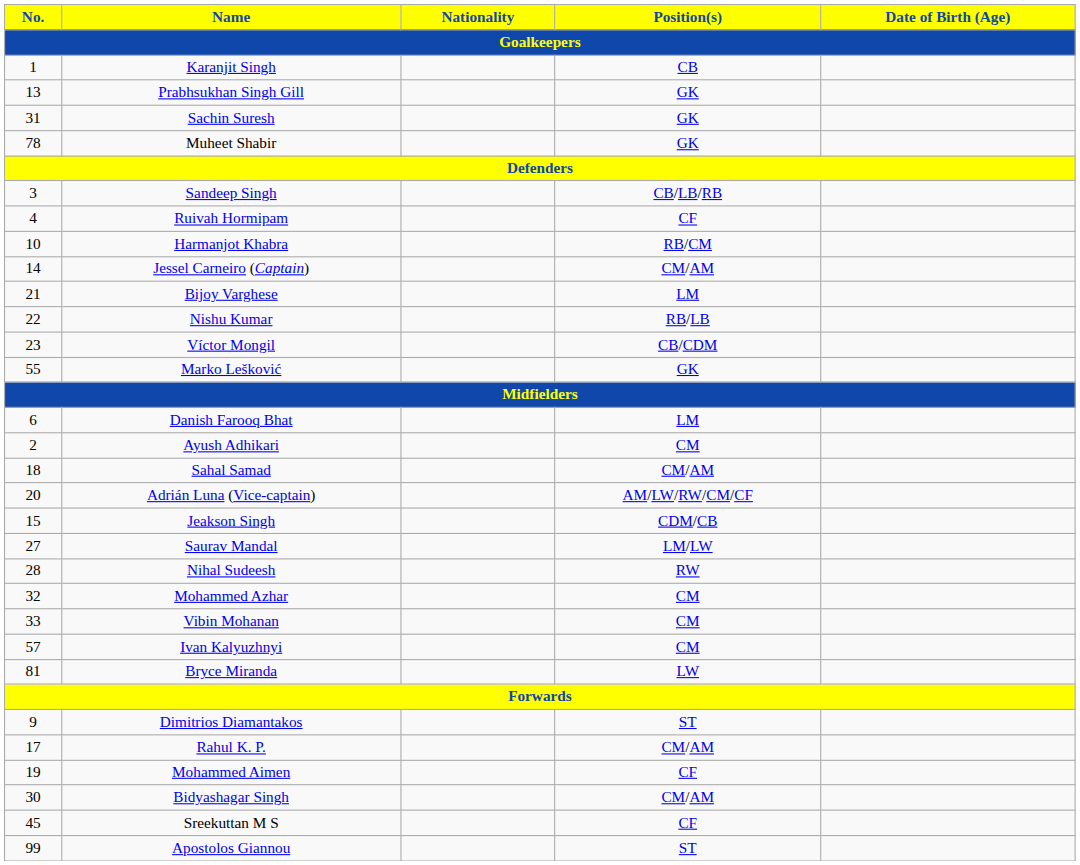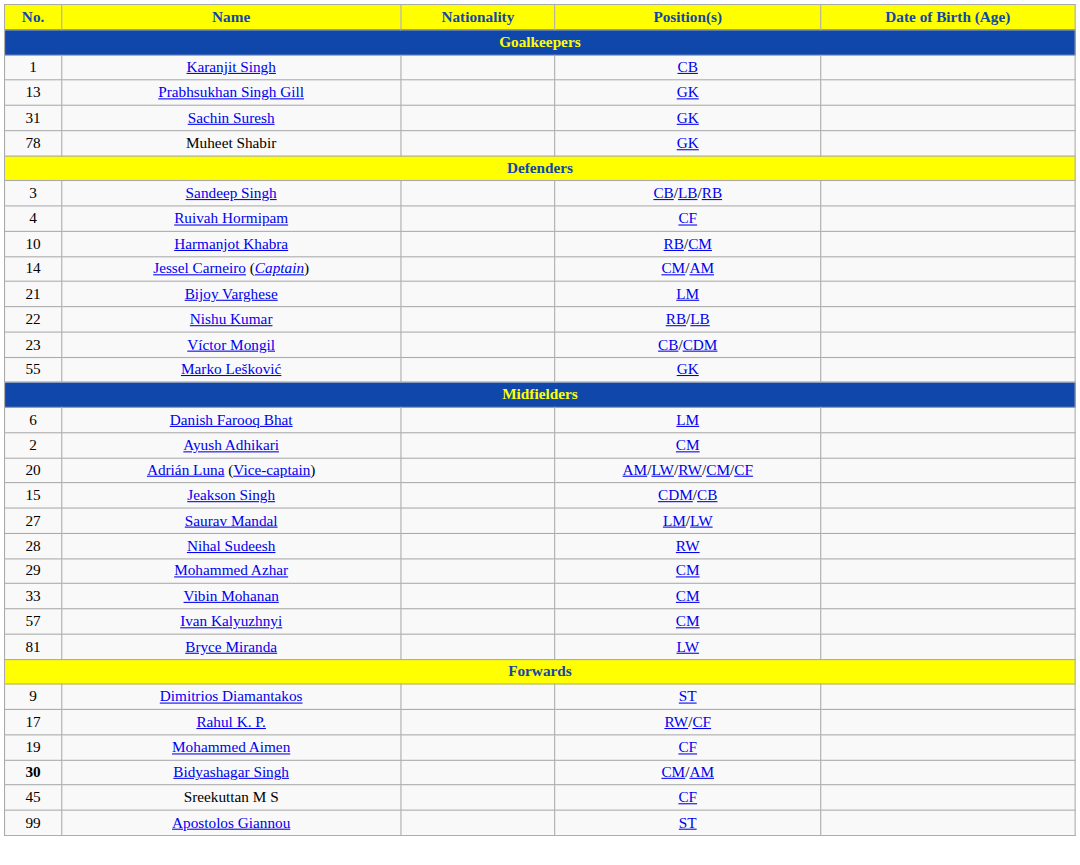- row: (231, 470)
(33, 596) 32 -> (33, 571) 29
(688, 747) CM/AM -> (688, 722) RW/CF
(33, 797) normal -> (33, 772) bold
